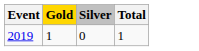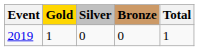+ column: (137, 14)
